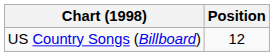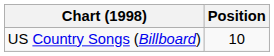(237, 39) 12 -> (237, 39) 10
